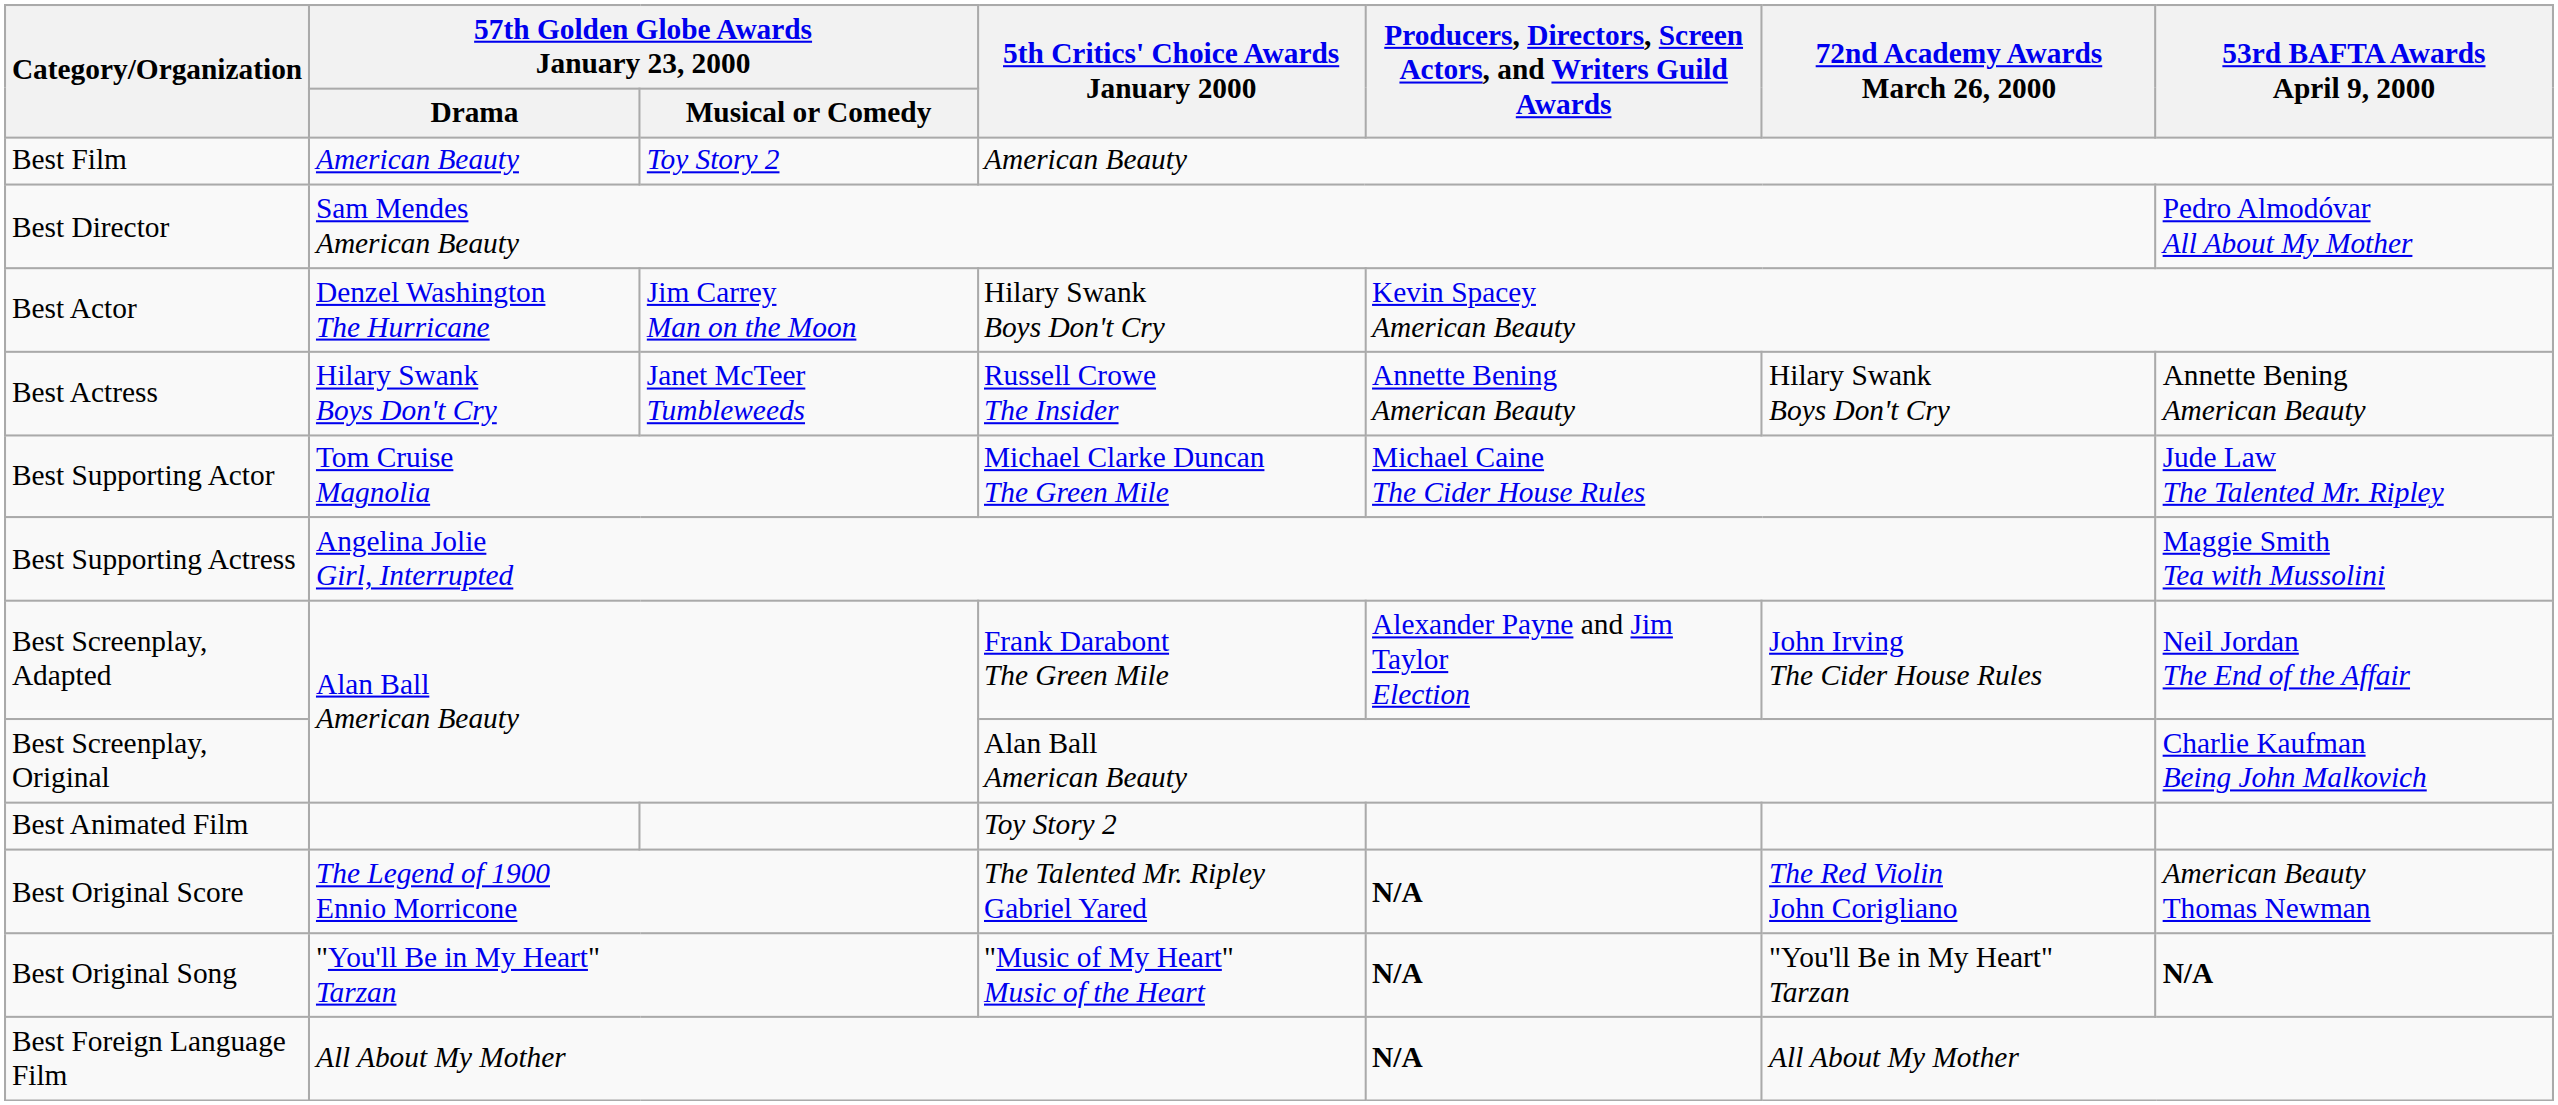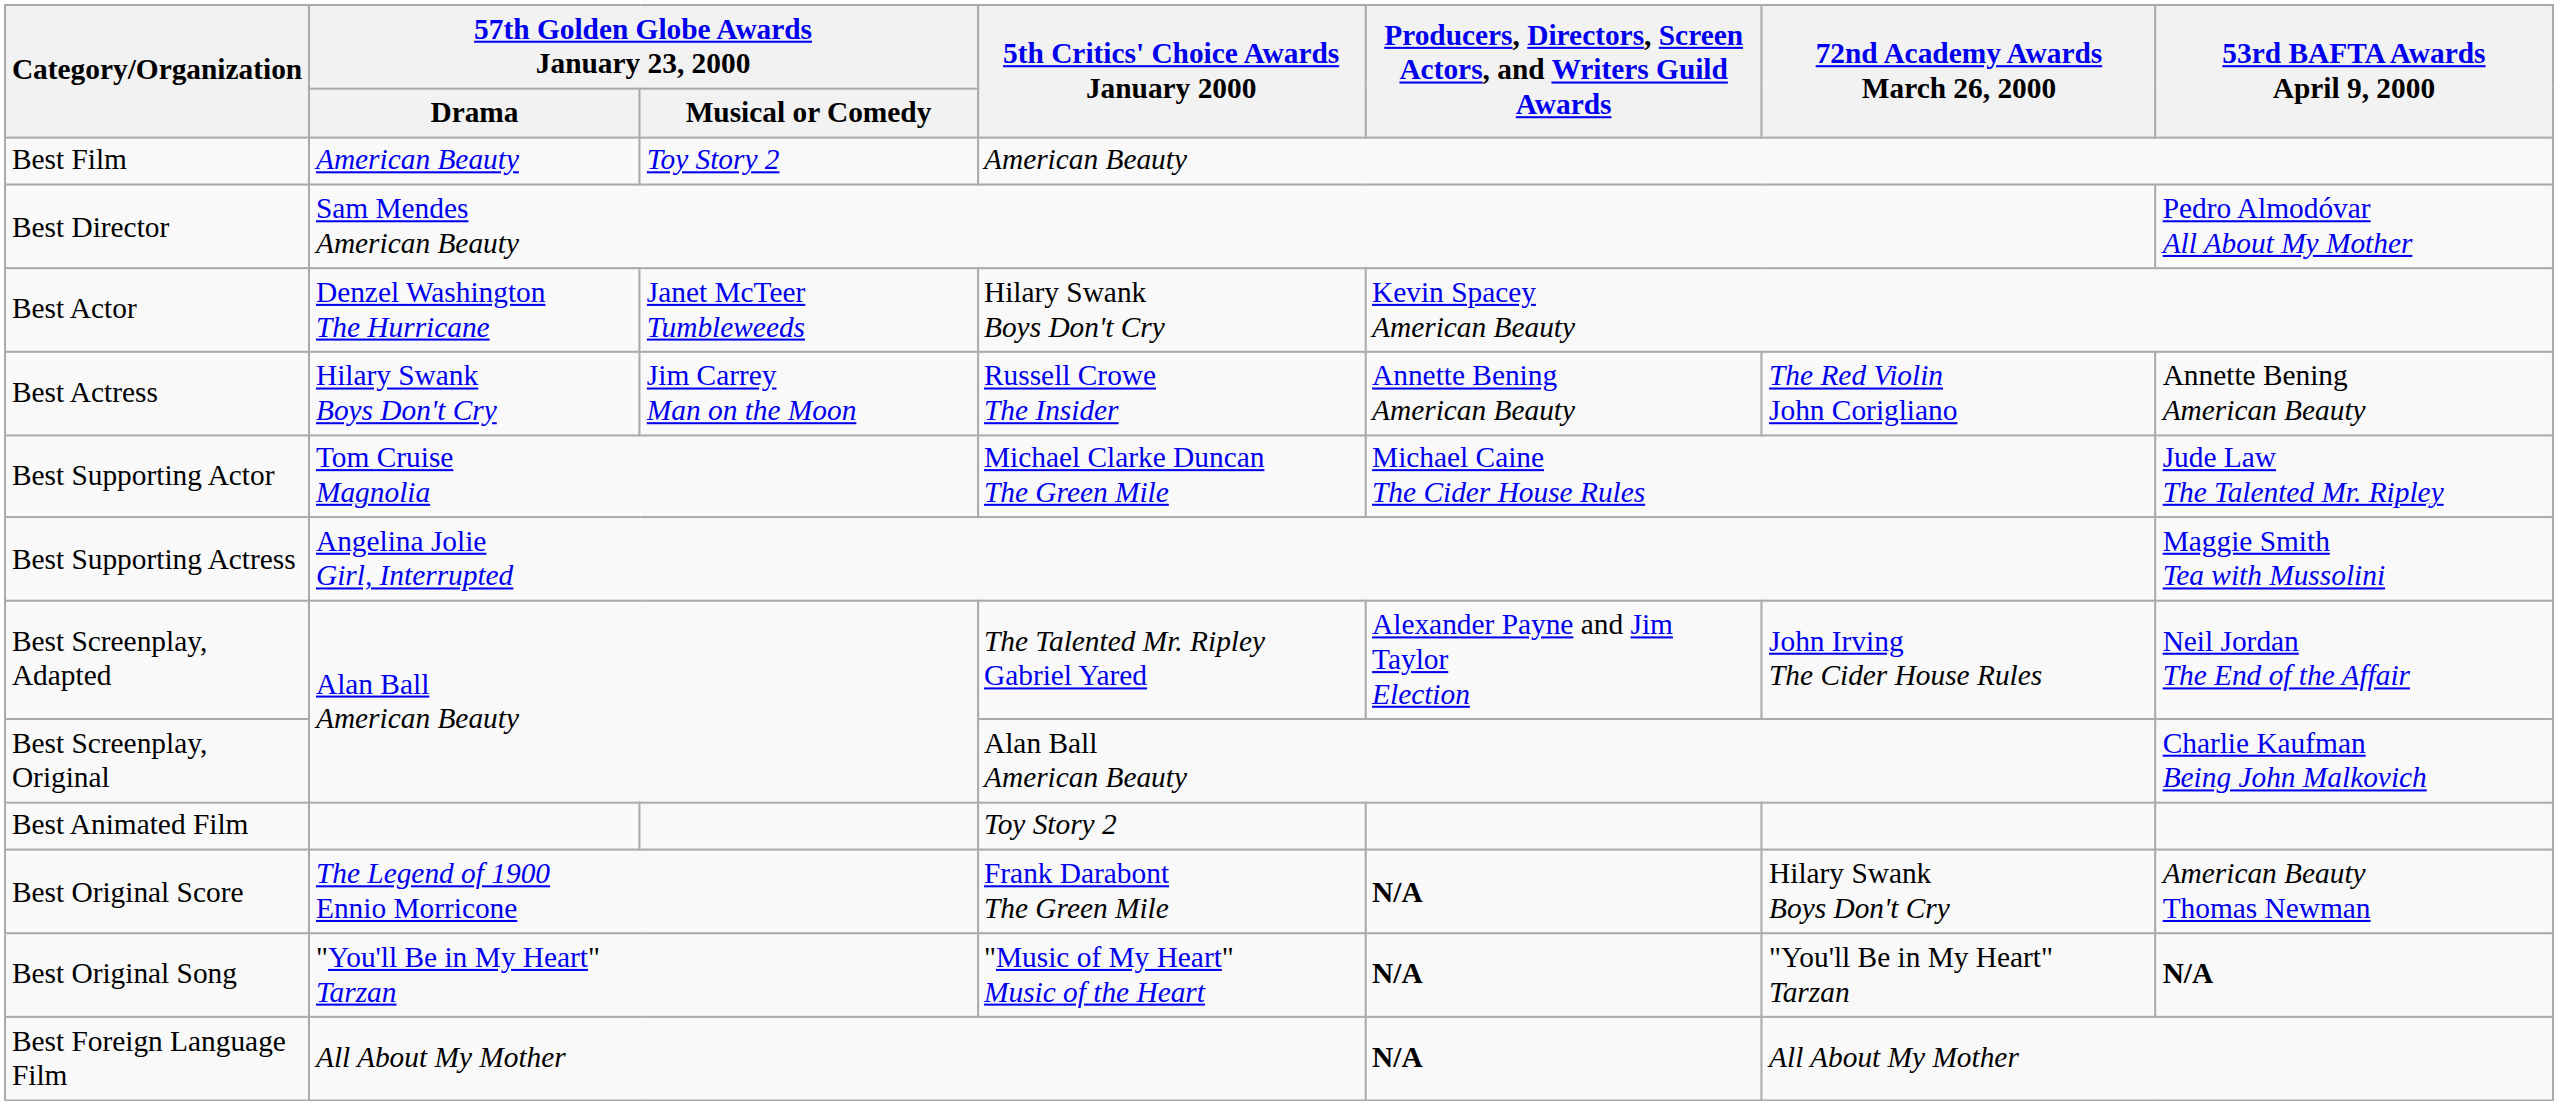(752, 309) Jim Carrey Man on the Moon -> (726, 309) Janet McTeer Tumbleweeds
(726, 392) Janet McTeer Tumbleweeds -> (752, 392) Jim Carrey Man on the Moon
(1859, 392) Hilary Swank Boys Don't Cry -> (1863, 392) The Red Violin John Corigliano
(1077, 659) Frank Darabont The Green Mile -> (1125, 659) The Talented Mr. Ripley Gabriel Yared
(1125, 891) The Talented Mr. Ripley Gabriel Yared -> (1077, 891) Frank Darabont The Green Mile
(1863, 891) The Red Violin John Corigliano -> (1859, 891) Hilary Swank Boys Don't Cry
